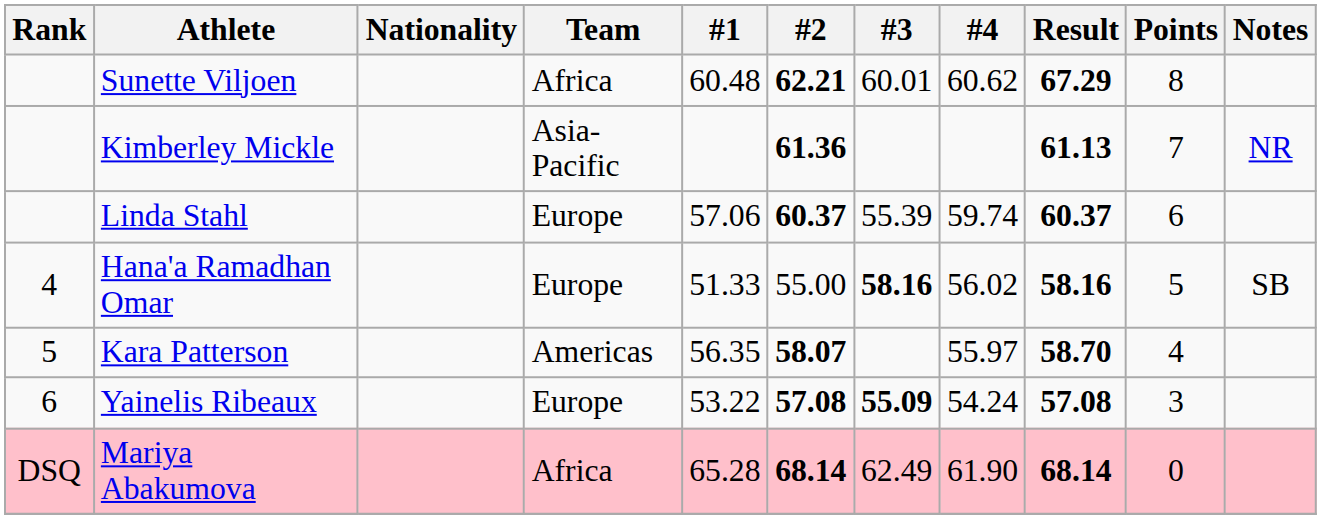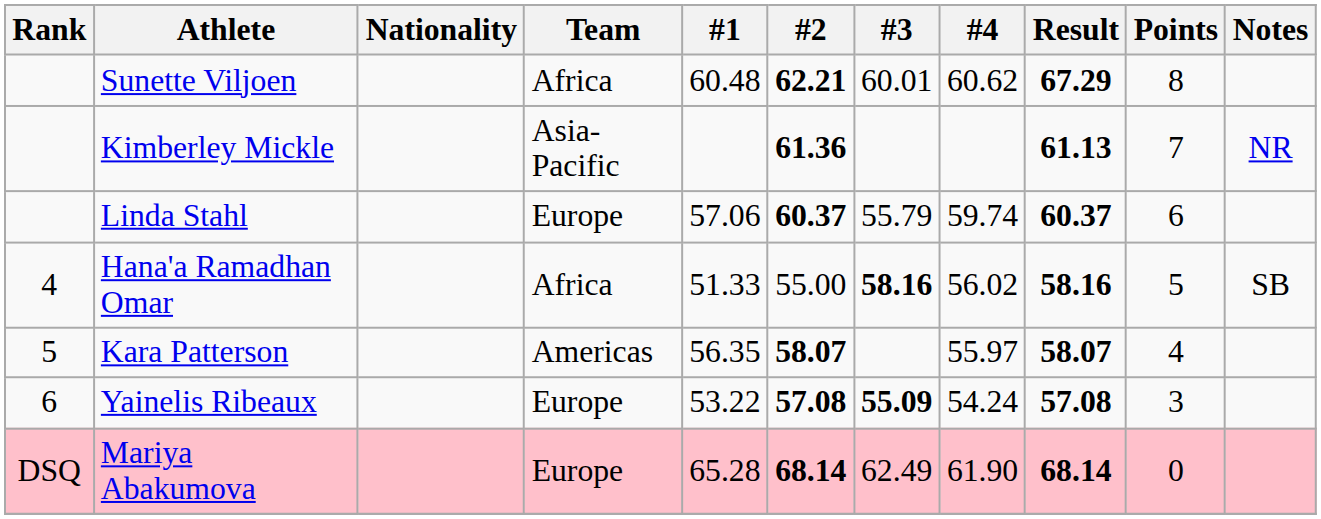(897, 215) 55.39 -> (897, 215) 55.79
(577, 284) Europe -> (572, 284) Africa
(1076, 352) 58.70 -> (1076, 352) 58.07
(572, 470) Africa -> (577, 470) Europe
